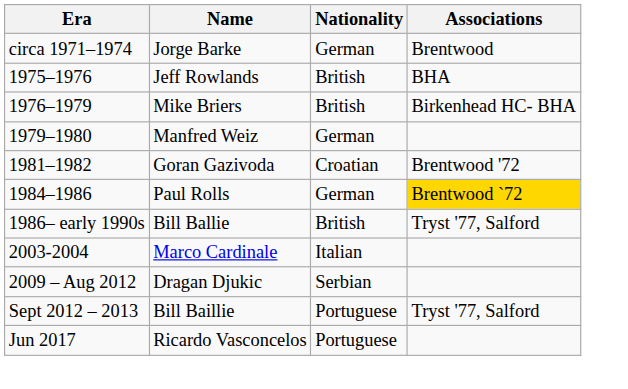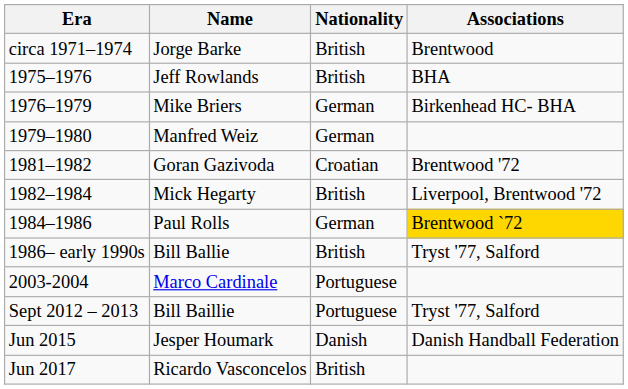(345, 48) German -> (340, 48) British
(340, 106) British -> (345, 106) German
+ row: (205, 194)
(339, 252) Italian -> (356, 281) Portuguese
- row: (208, 281)
+ row: (213, 340)
(356, 340) Portuguese -> (340, 369) British
